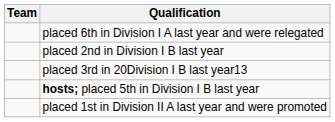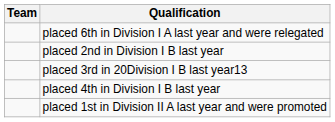+ row: (131, 88)
- row: (151, 88)
